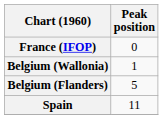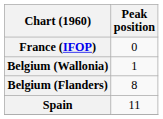(134, 85) 5 -> (134, 85) 8
